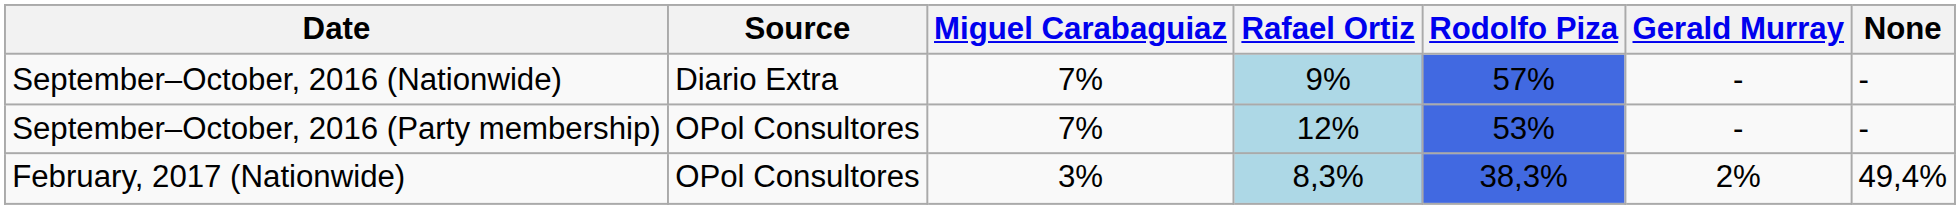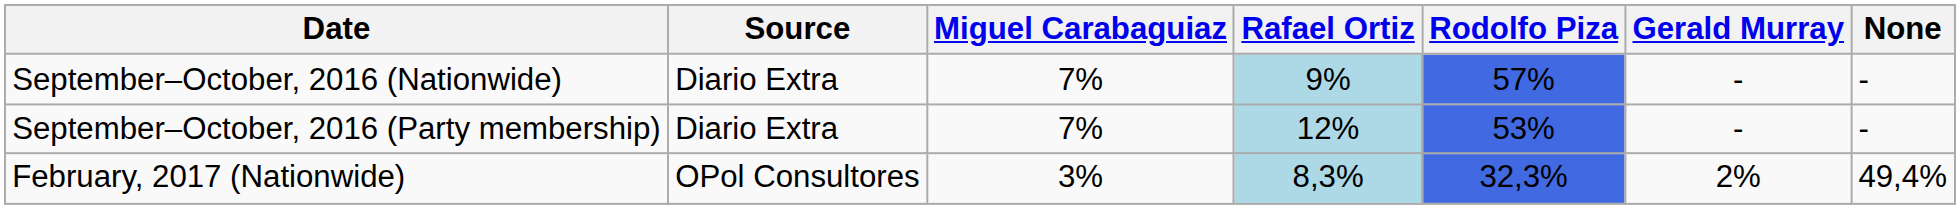(797, 128) OPol Consultores -> (757, 128) Diario Extra
(1524, 177) 38,3% -> (1524, 177) 32,3%
